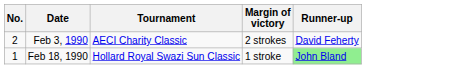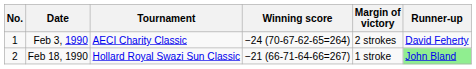+ column: (297, 18)
(15, 40) 2 -> (15, 40) 1
(15, 56) 1 -> (15, 56) 2
